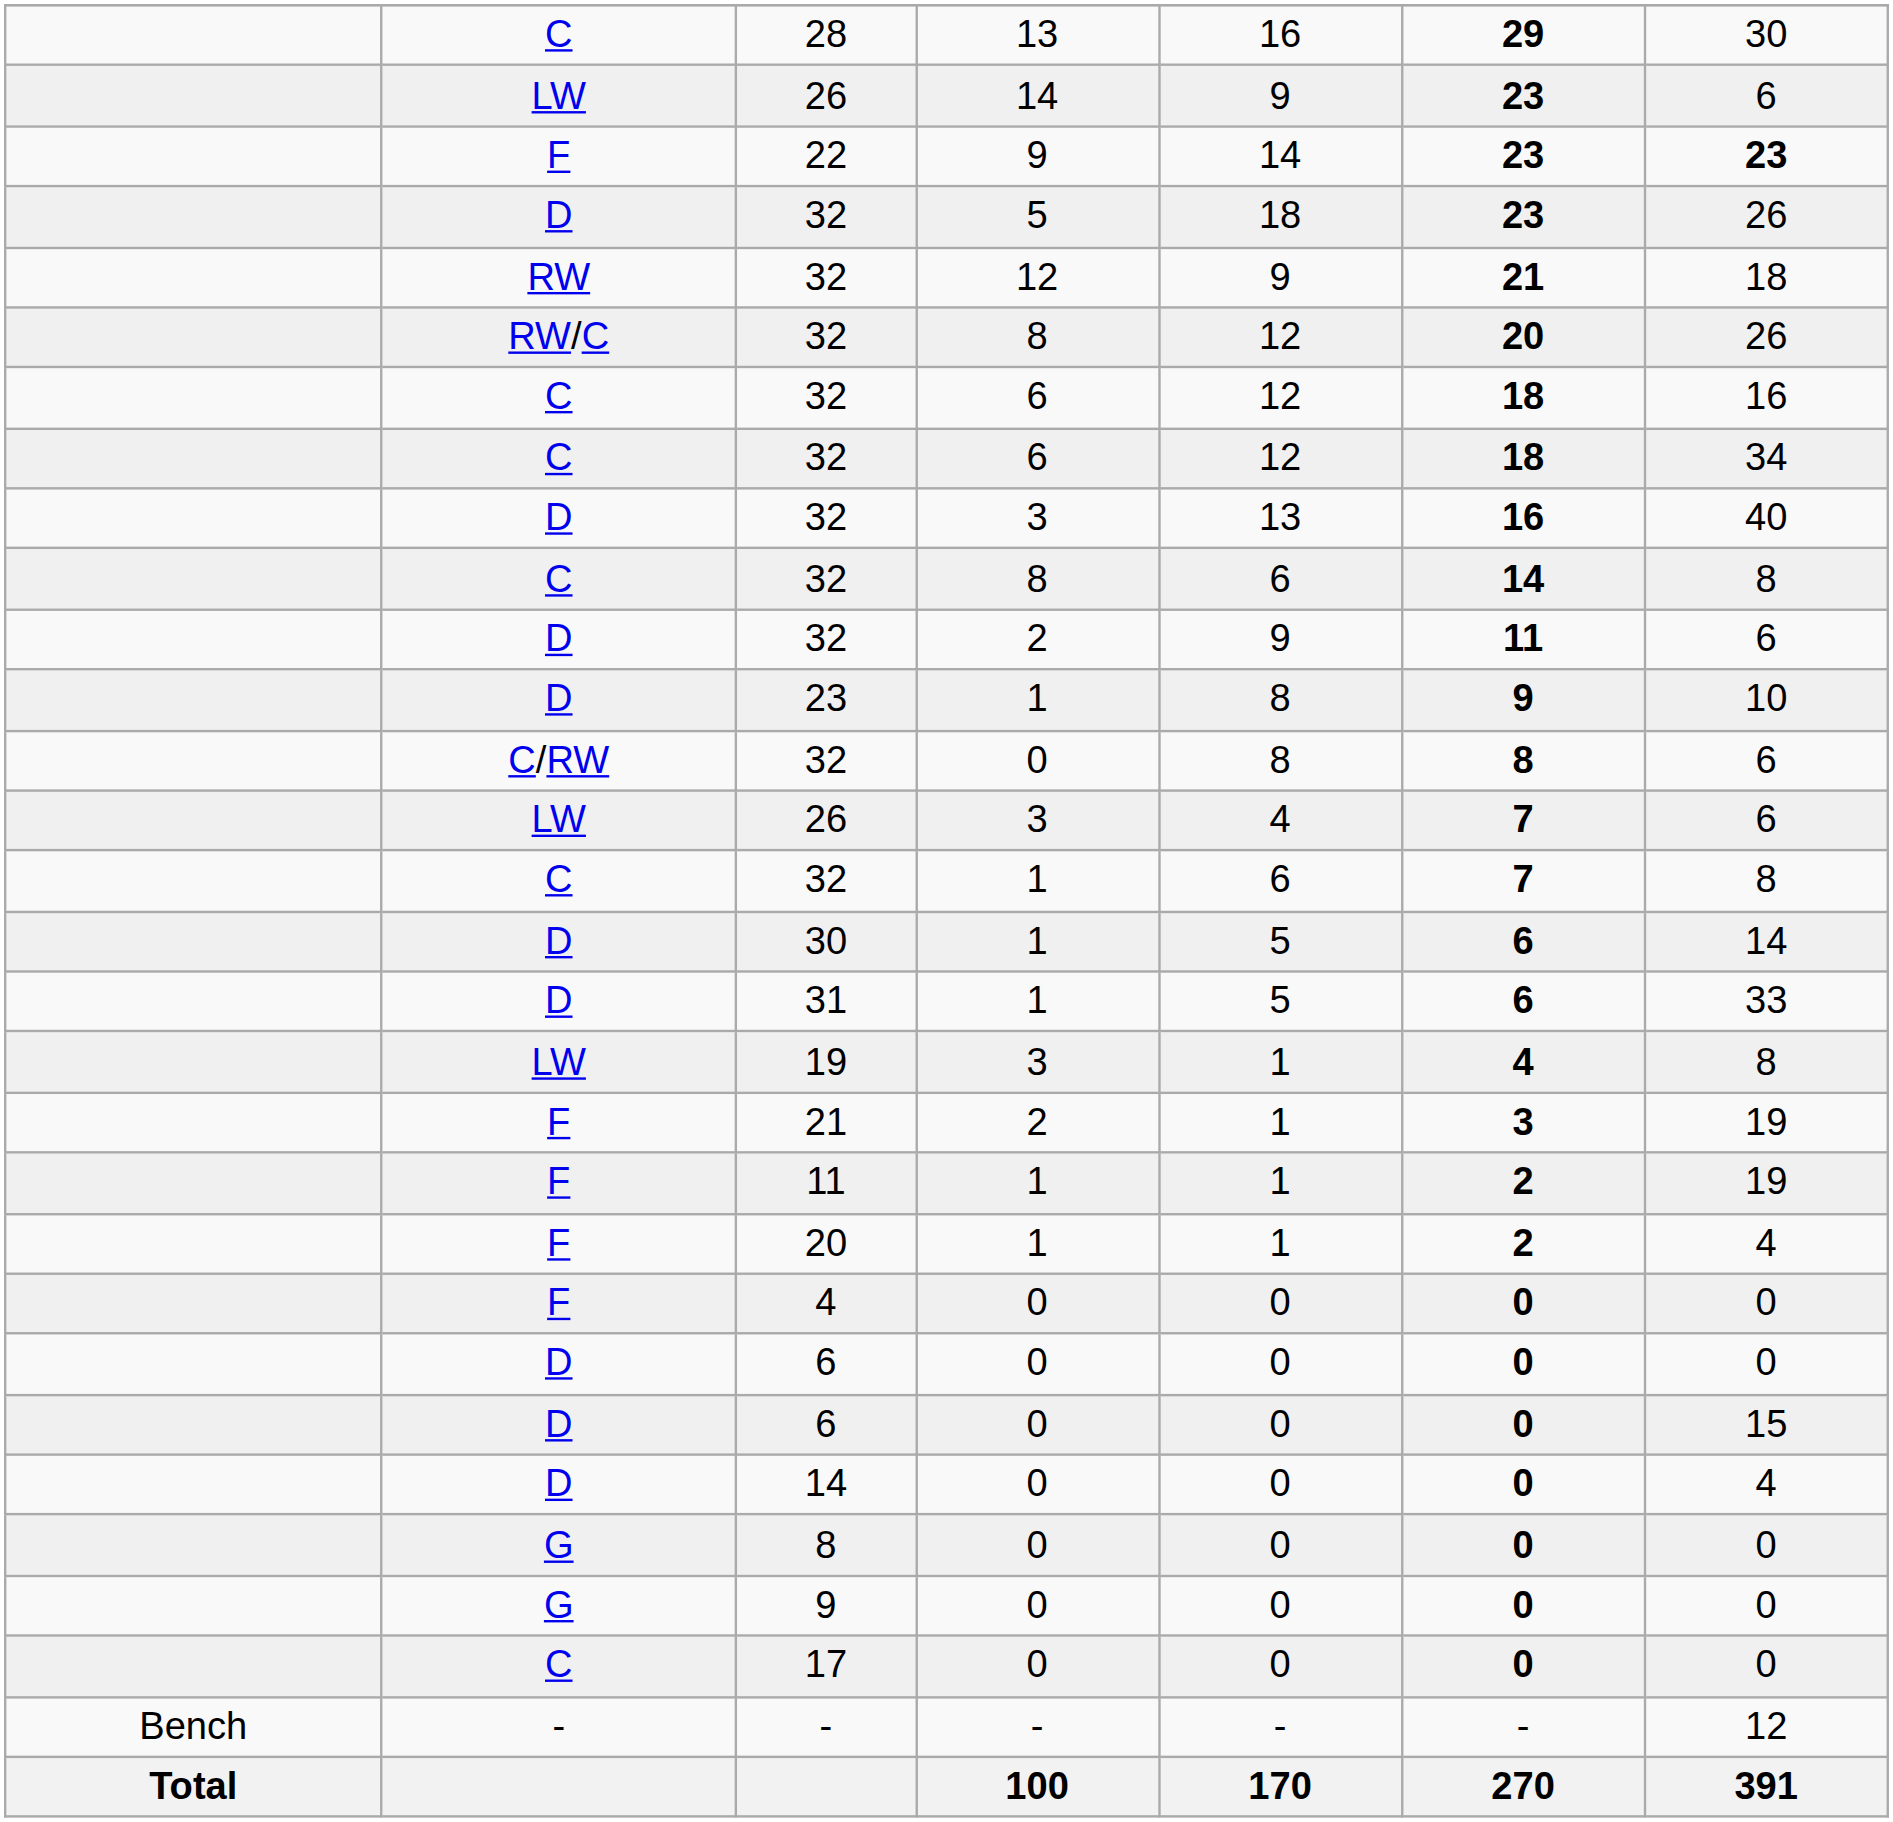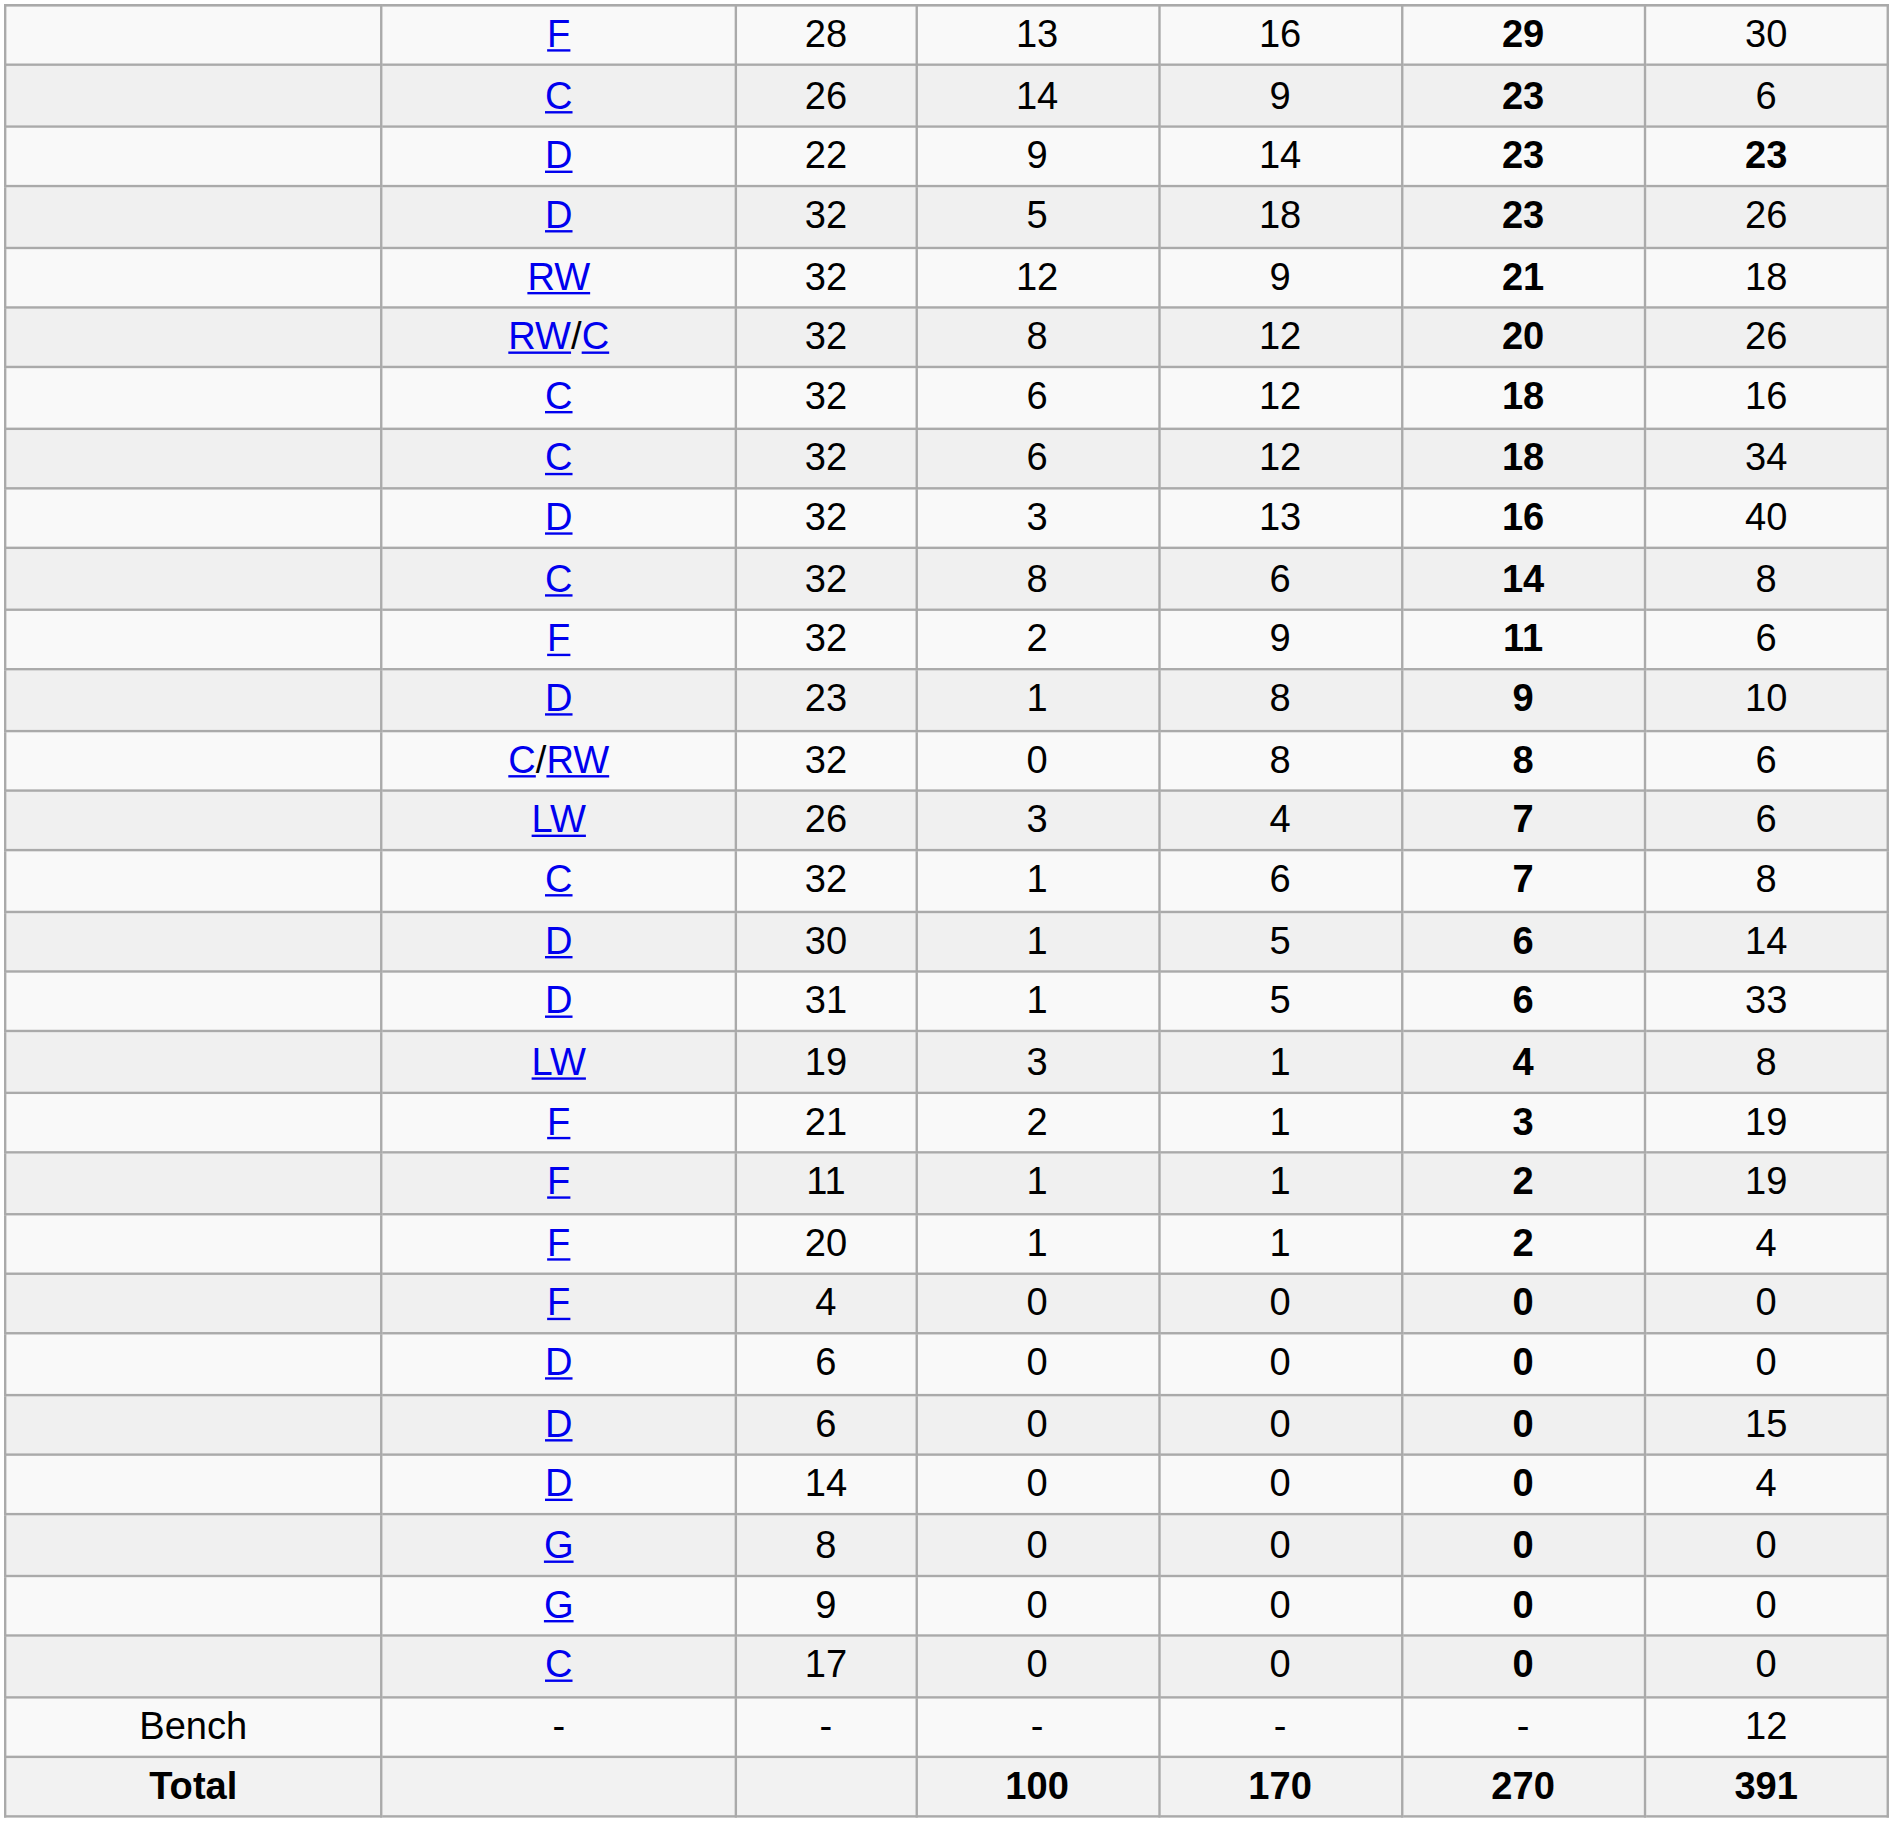(559, 34) C -> (559, 34) F
(559, 95) LW -> (559, 95) C
(559, 155) F -> (559, 155) D
(559, 638) D -> (559, 638) F
